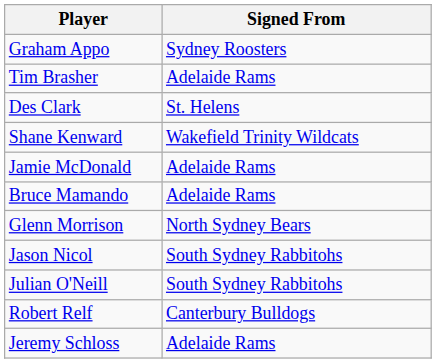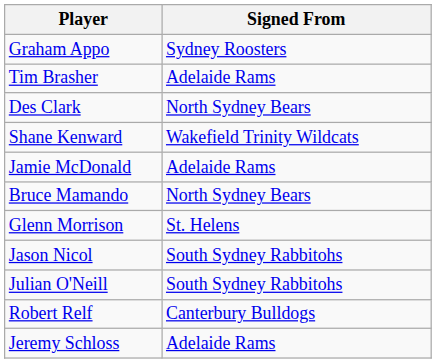(203, 107) St. Helens -> (238, 107) North Sydney Bears
(221, 196) Adelaide Rams -> (238, 196) North Sydney Bears
(238, 225) North Sydney Bears -> (203, 225) St. Helens
